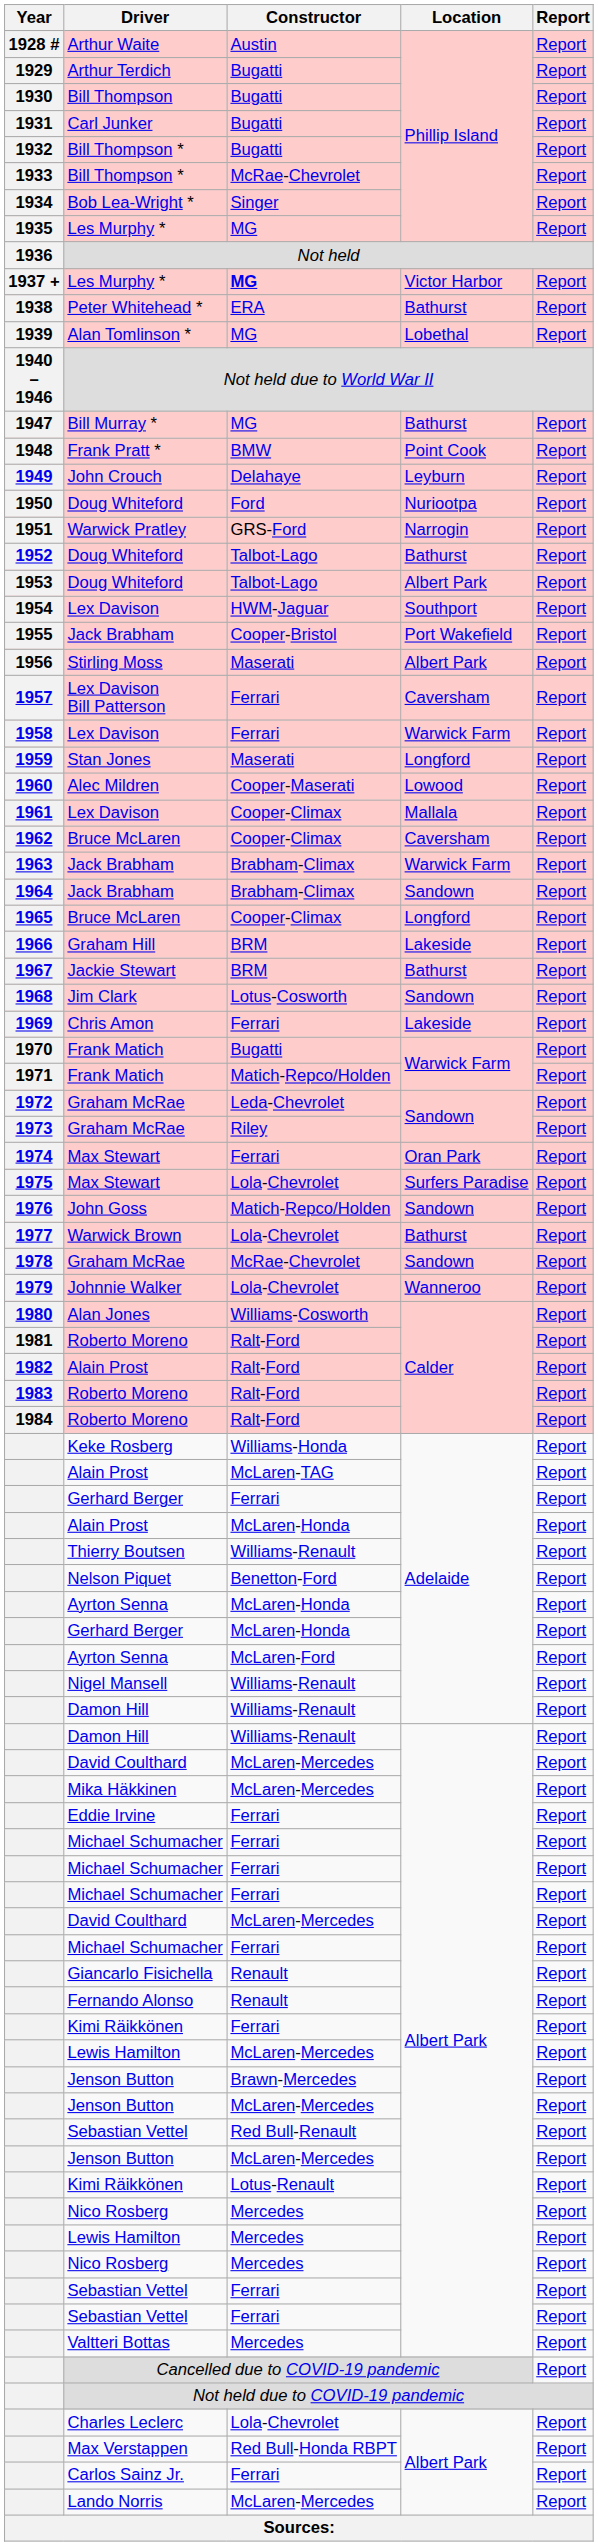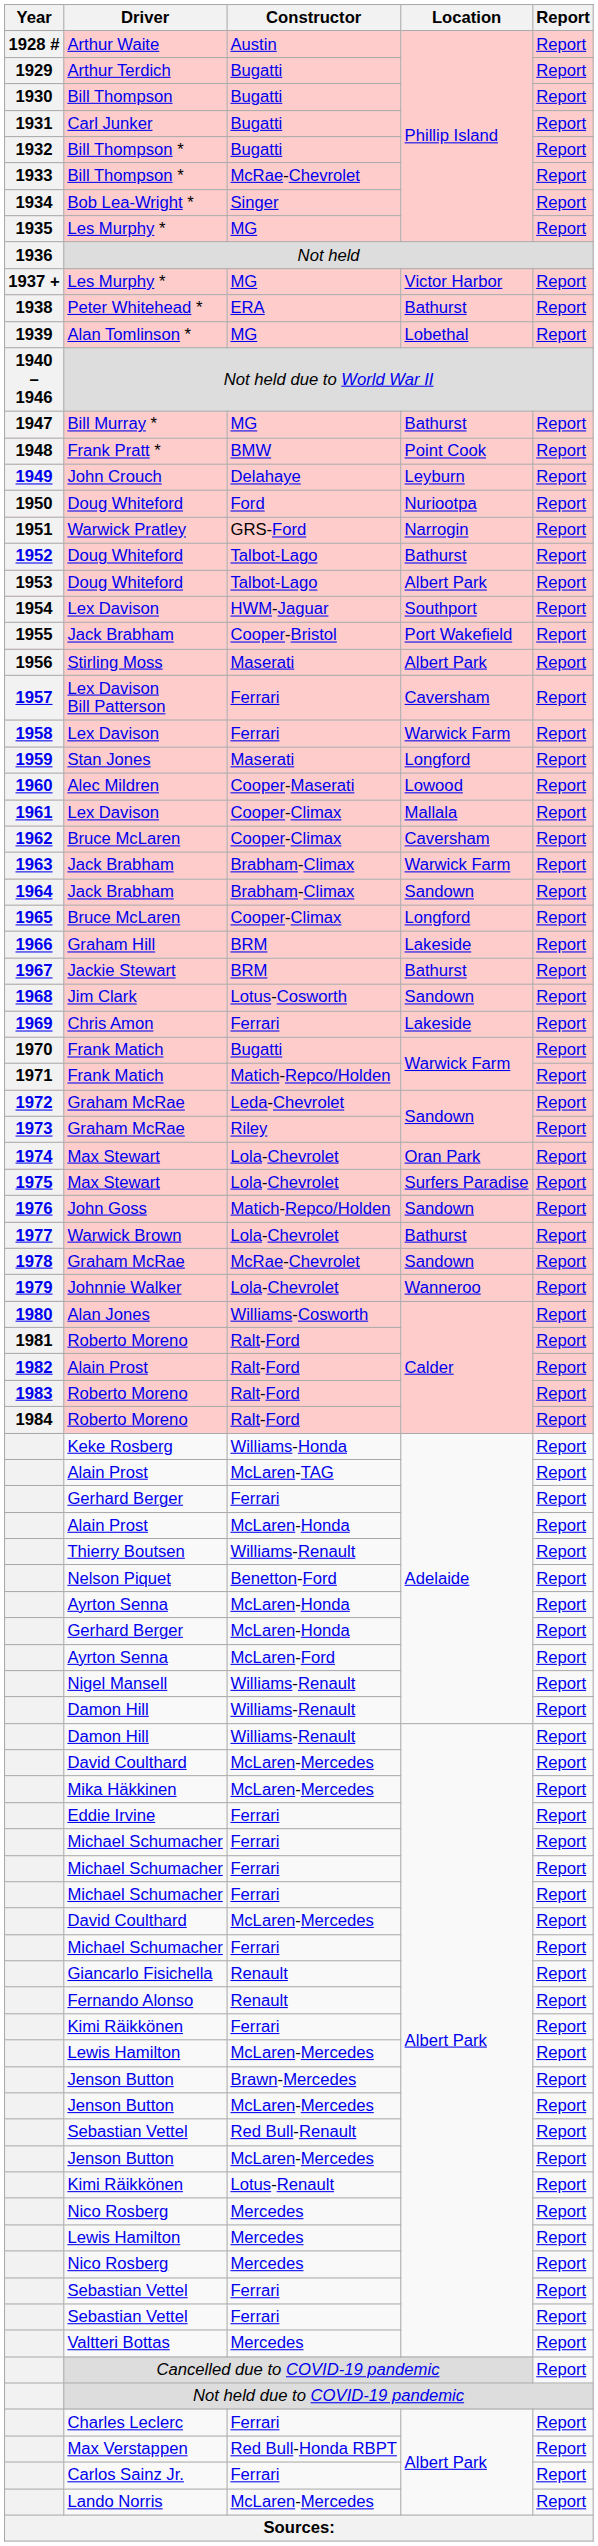(244, 281) bold -> (244, 281) normal
(255, 1155) Ferrari -> (285, 1155) Lola-Chevrolet
(285, 2422) Lola-Chevrolet -> (255, 2422) Ferrari
